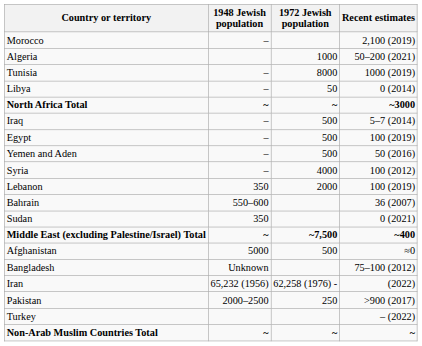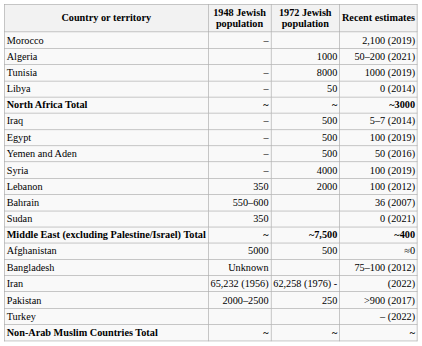(392, 170) 100 (2012) -> (392, 170) 100 (2019)
(392, 186) 100 (2019) -> (392, 186) 100 (2012)
